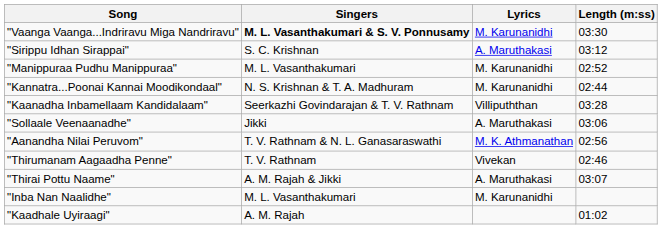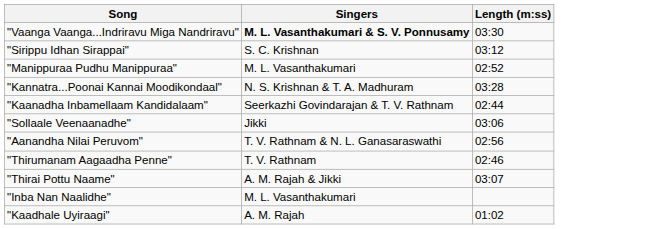- column: (524, 14)
(593, 87) 02:44 -> (489, 87) 03:28
(593, 105) 03:28 -> (489, 105) 02:44
